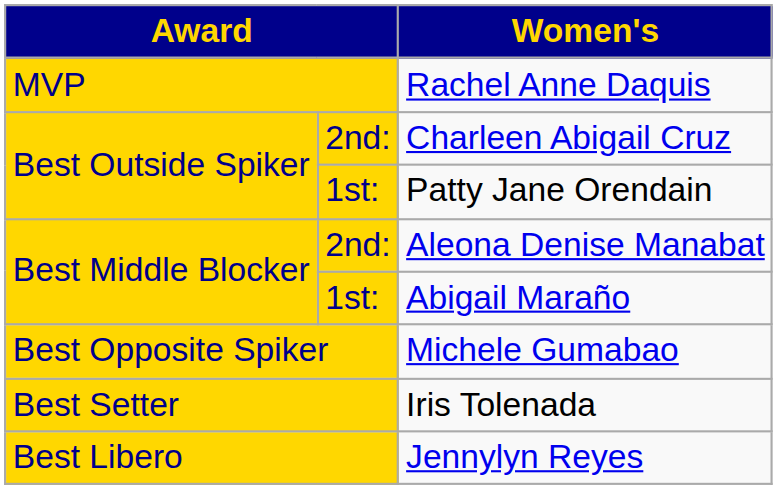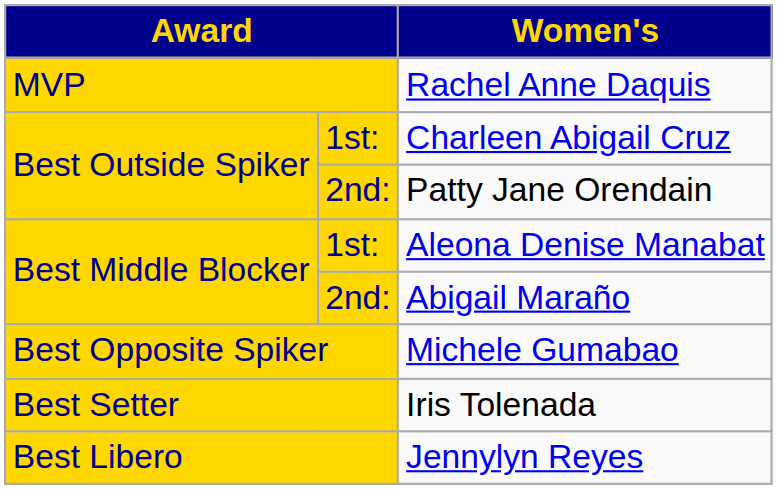(358, 137) 2nd: -> (352, 137) 1st:
(352, 191) 1st: -> (358, 191) 2nd:
(358, 244) 2nd: -> (352, 244) 1st:
(352, 297) 1st: -> (358, 297) 2nd:
